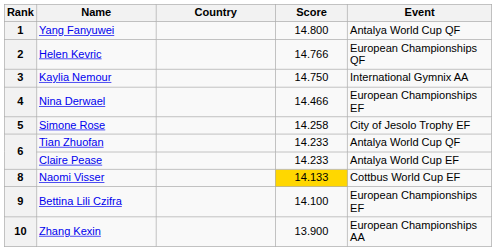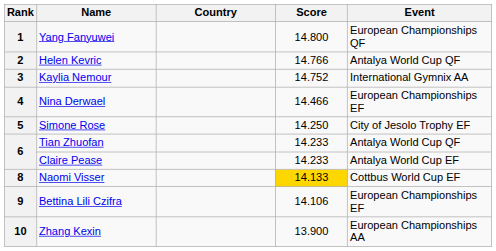(405, 30) Antalya World Cup QF -> (414, 36) European Championships QF
(414, 54) European Championships QF -> (405, 60) Antalya World Cup QF
(311, 78) 14.750 -> (311, 78) 14.752
(311, 125) 14.258 -> (311, 125) 14.250
(311, 201) 14.100 -> (311, 201) 14.106
